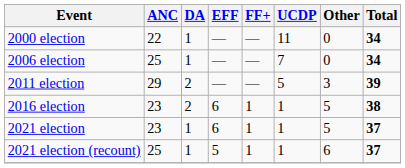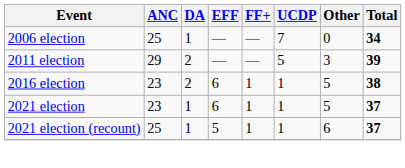- row: (46, 38)
